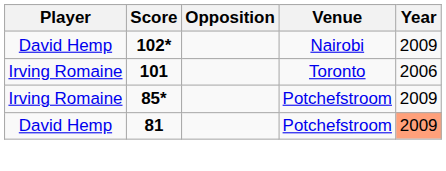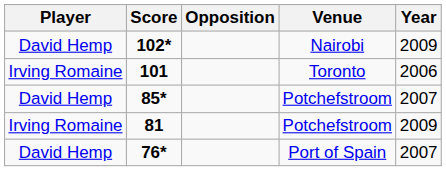(65, 98) Irving Romaine -> (65, 98) David Hemp
(419, 98) 2009 -> (419, 98) 2007
(65, 125) David Hemp -> (65, 125) Irving Romaine
(419, 125) lightsalmon background -> (419, 125) no background
+ row: (154, 152)
